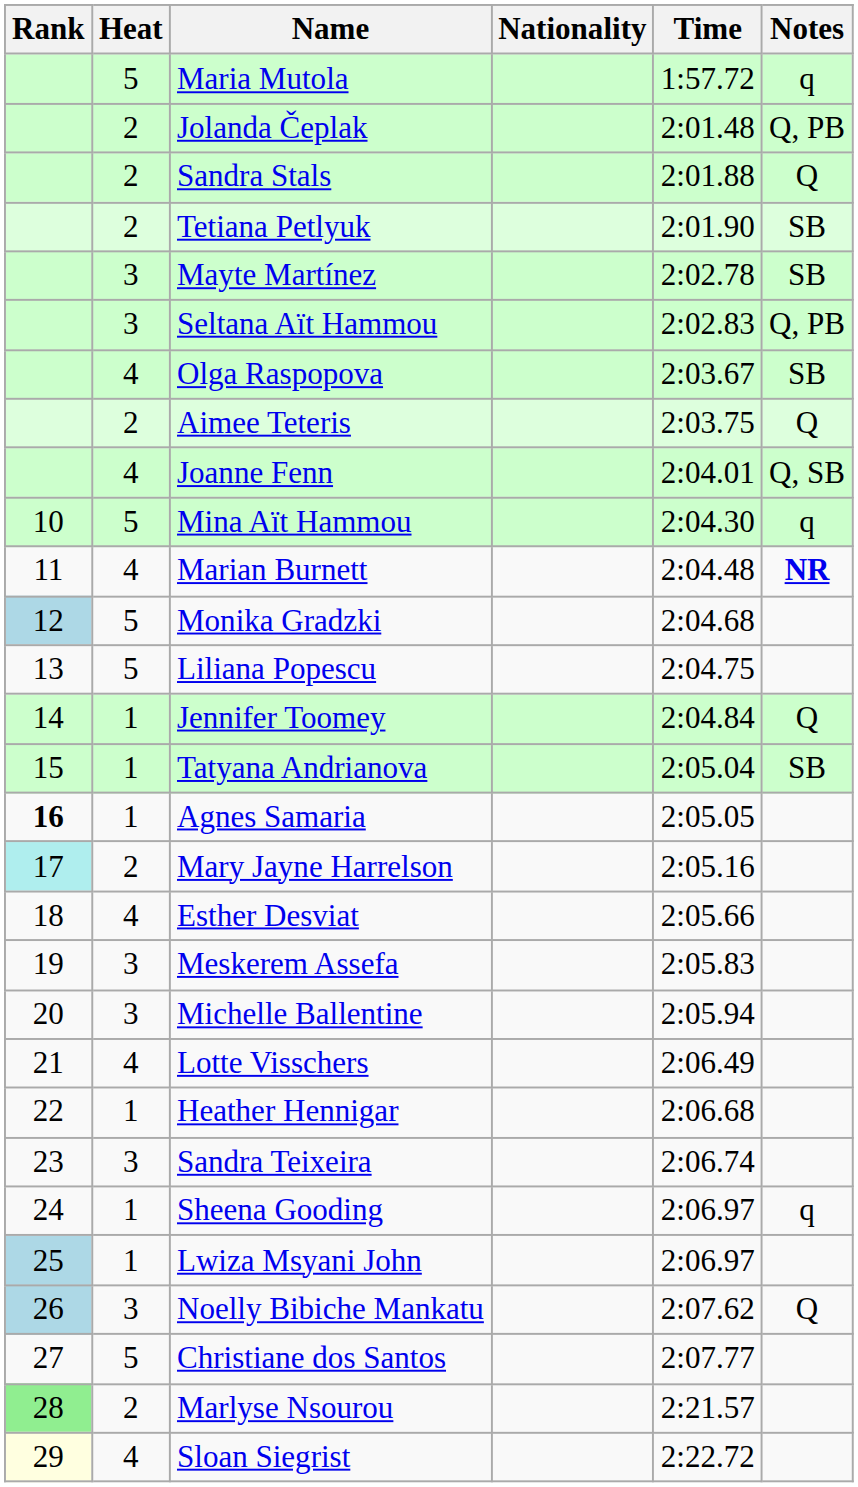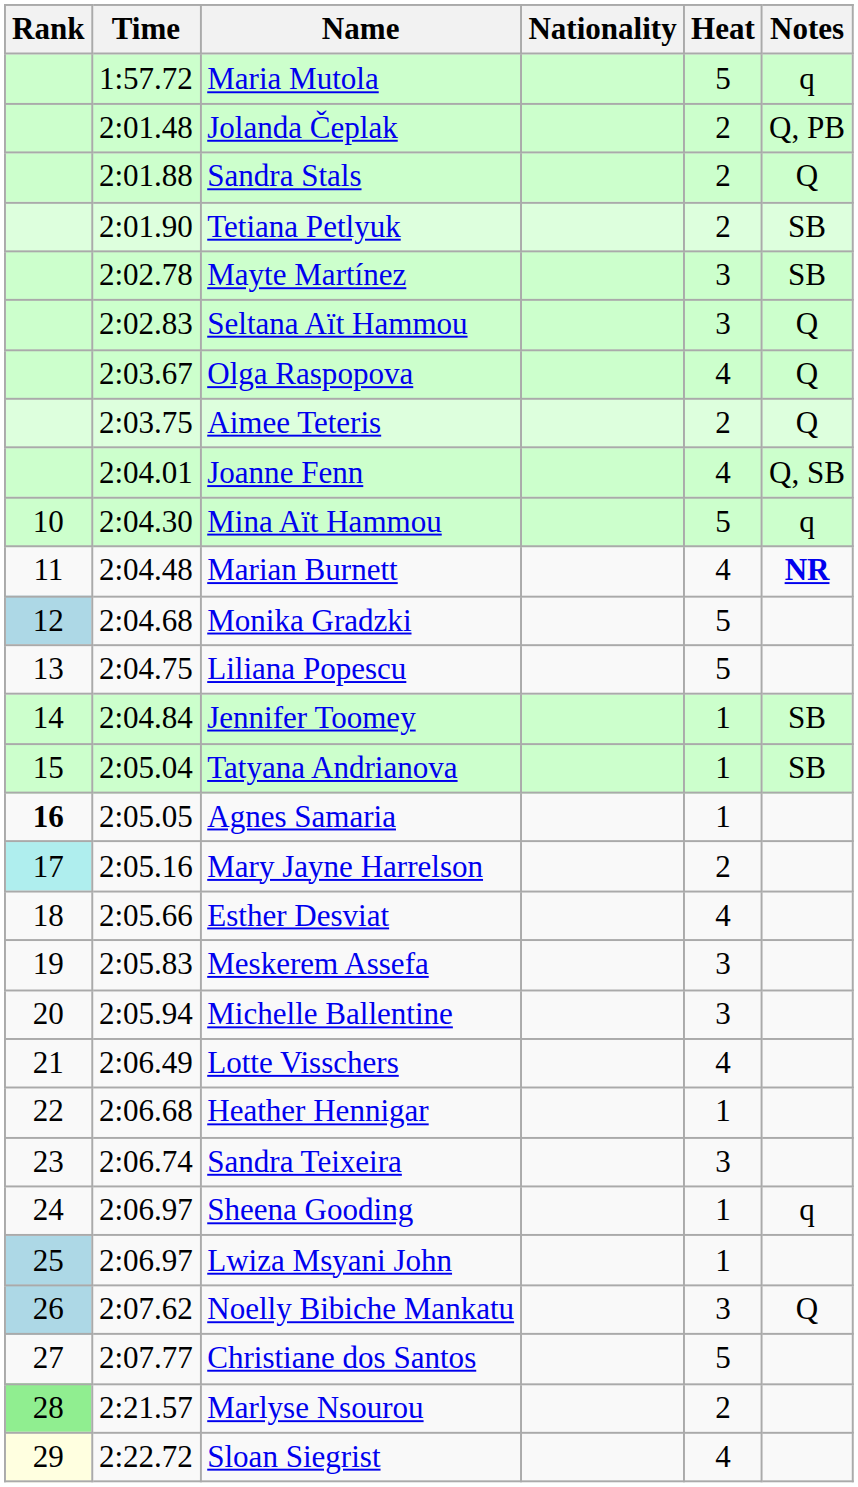columns swapped: (131, 29) <-> (708, 29)
(807, 324) Q, PB -> (807, 324) Q
(807, 373) SB -> (807, 373) Q
(807, 718) Q -> (807, 718) SB
